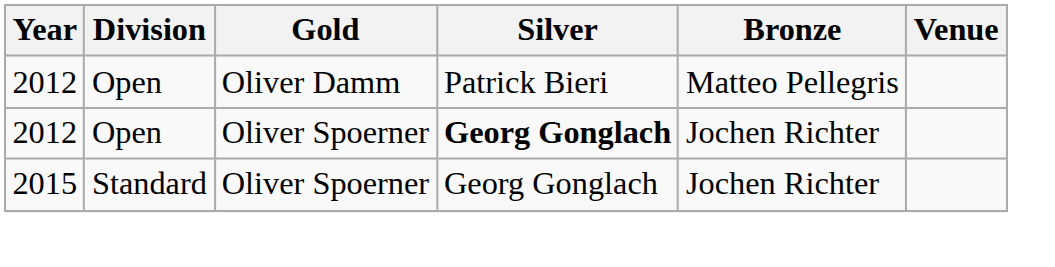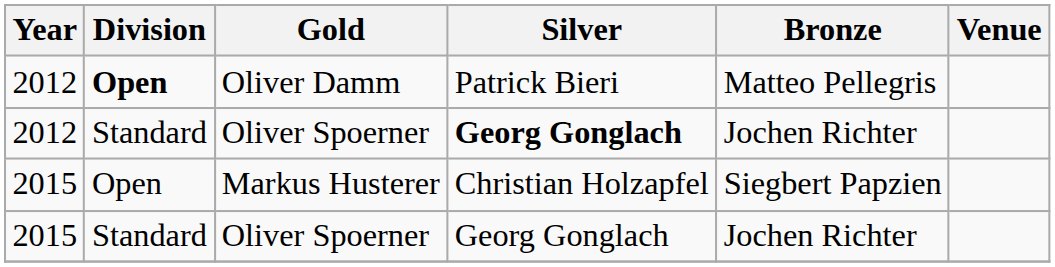(127, 81) normal -> (130, 81) bold
(127, 132) Open -> (149, 132) Standard
+ row: (45, 183)
